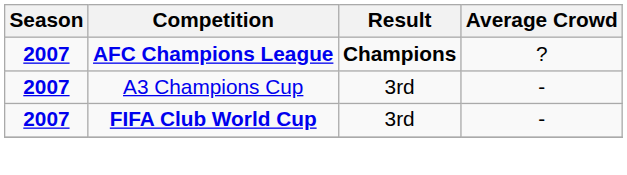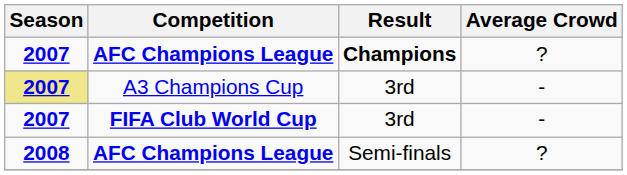(46, 86) no background -> (46, 86) khaki background
+ row: (213, 152)
